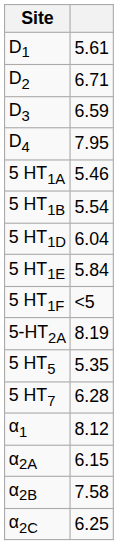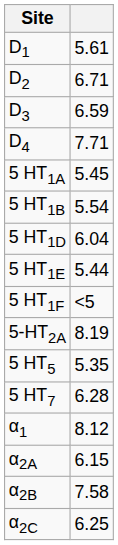(92, 143) 7.95 -> (92, 143) 7.71
(92, 175) 5.46 -> (92, 175) 5.45
(92, 270) 5.84 -> (92, 270) 5.44
